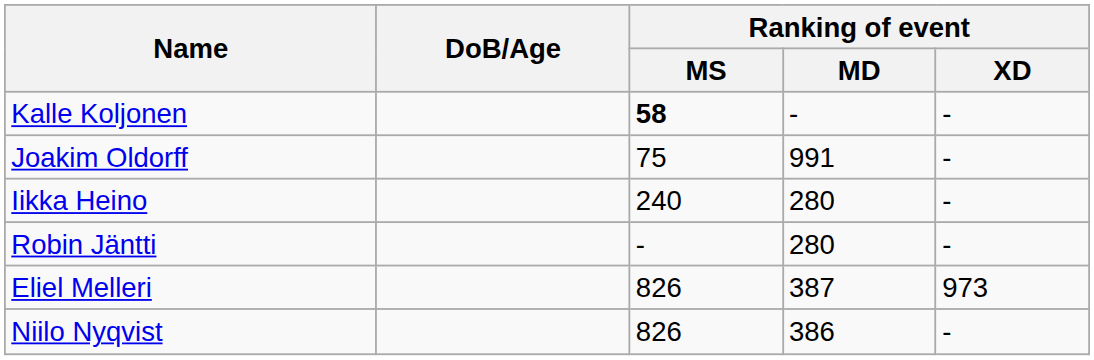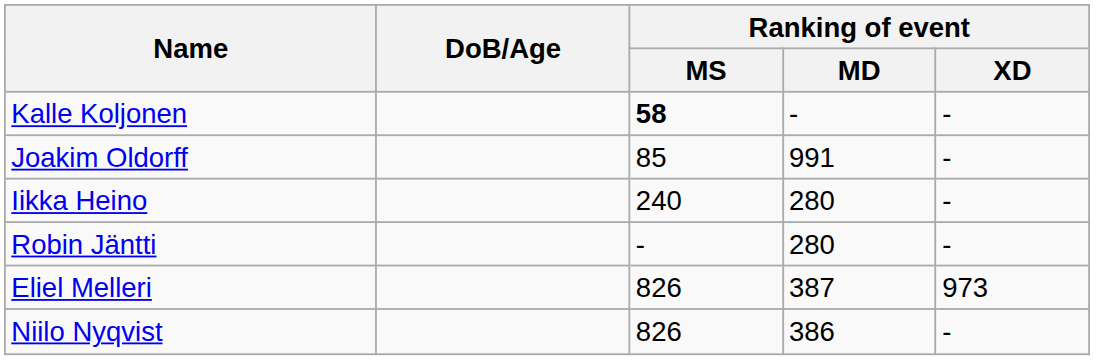(651, 158) 75 -> (651, 158) 85
